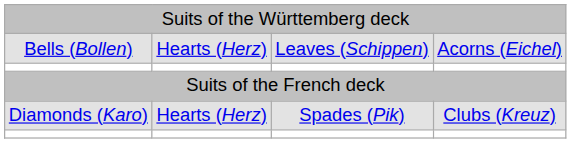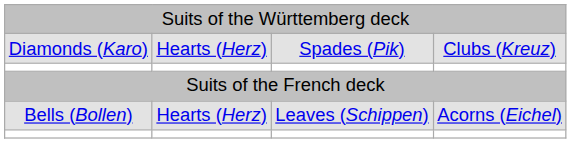rows swapped: (78, 48) <-> (78, 115)
